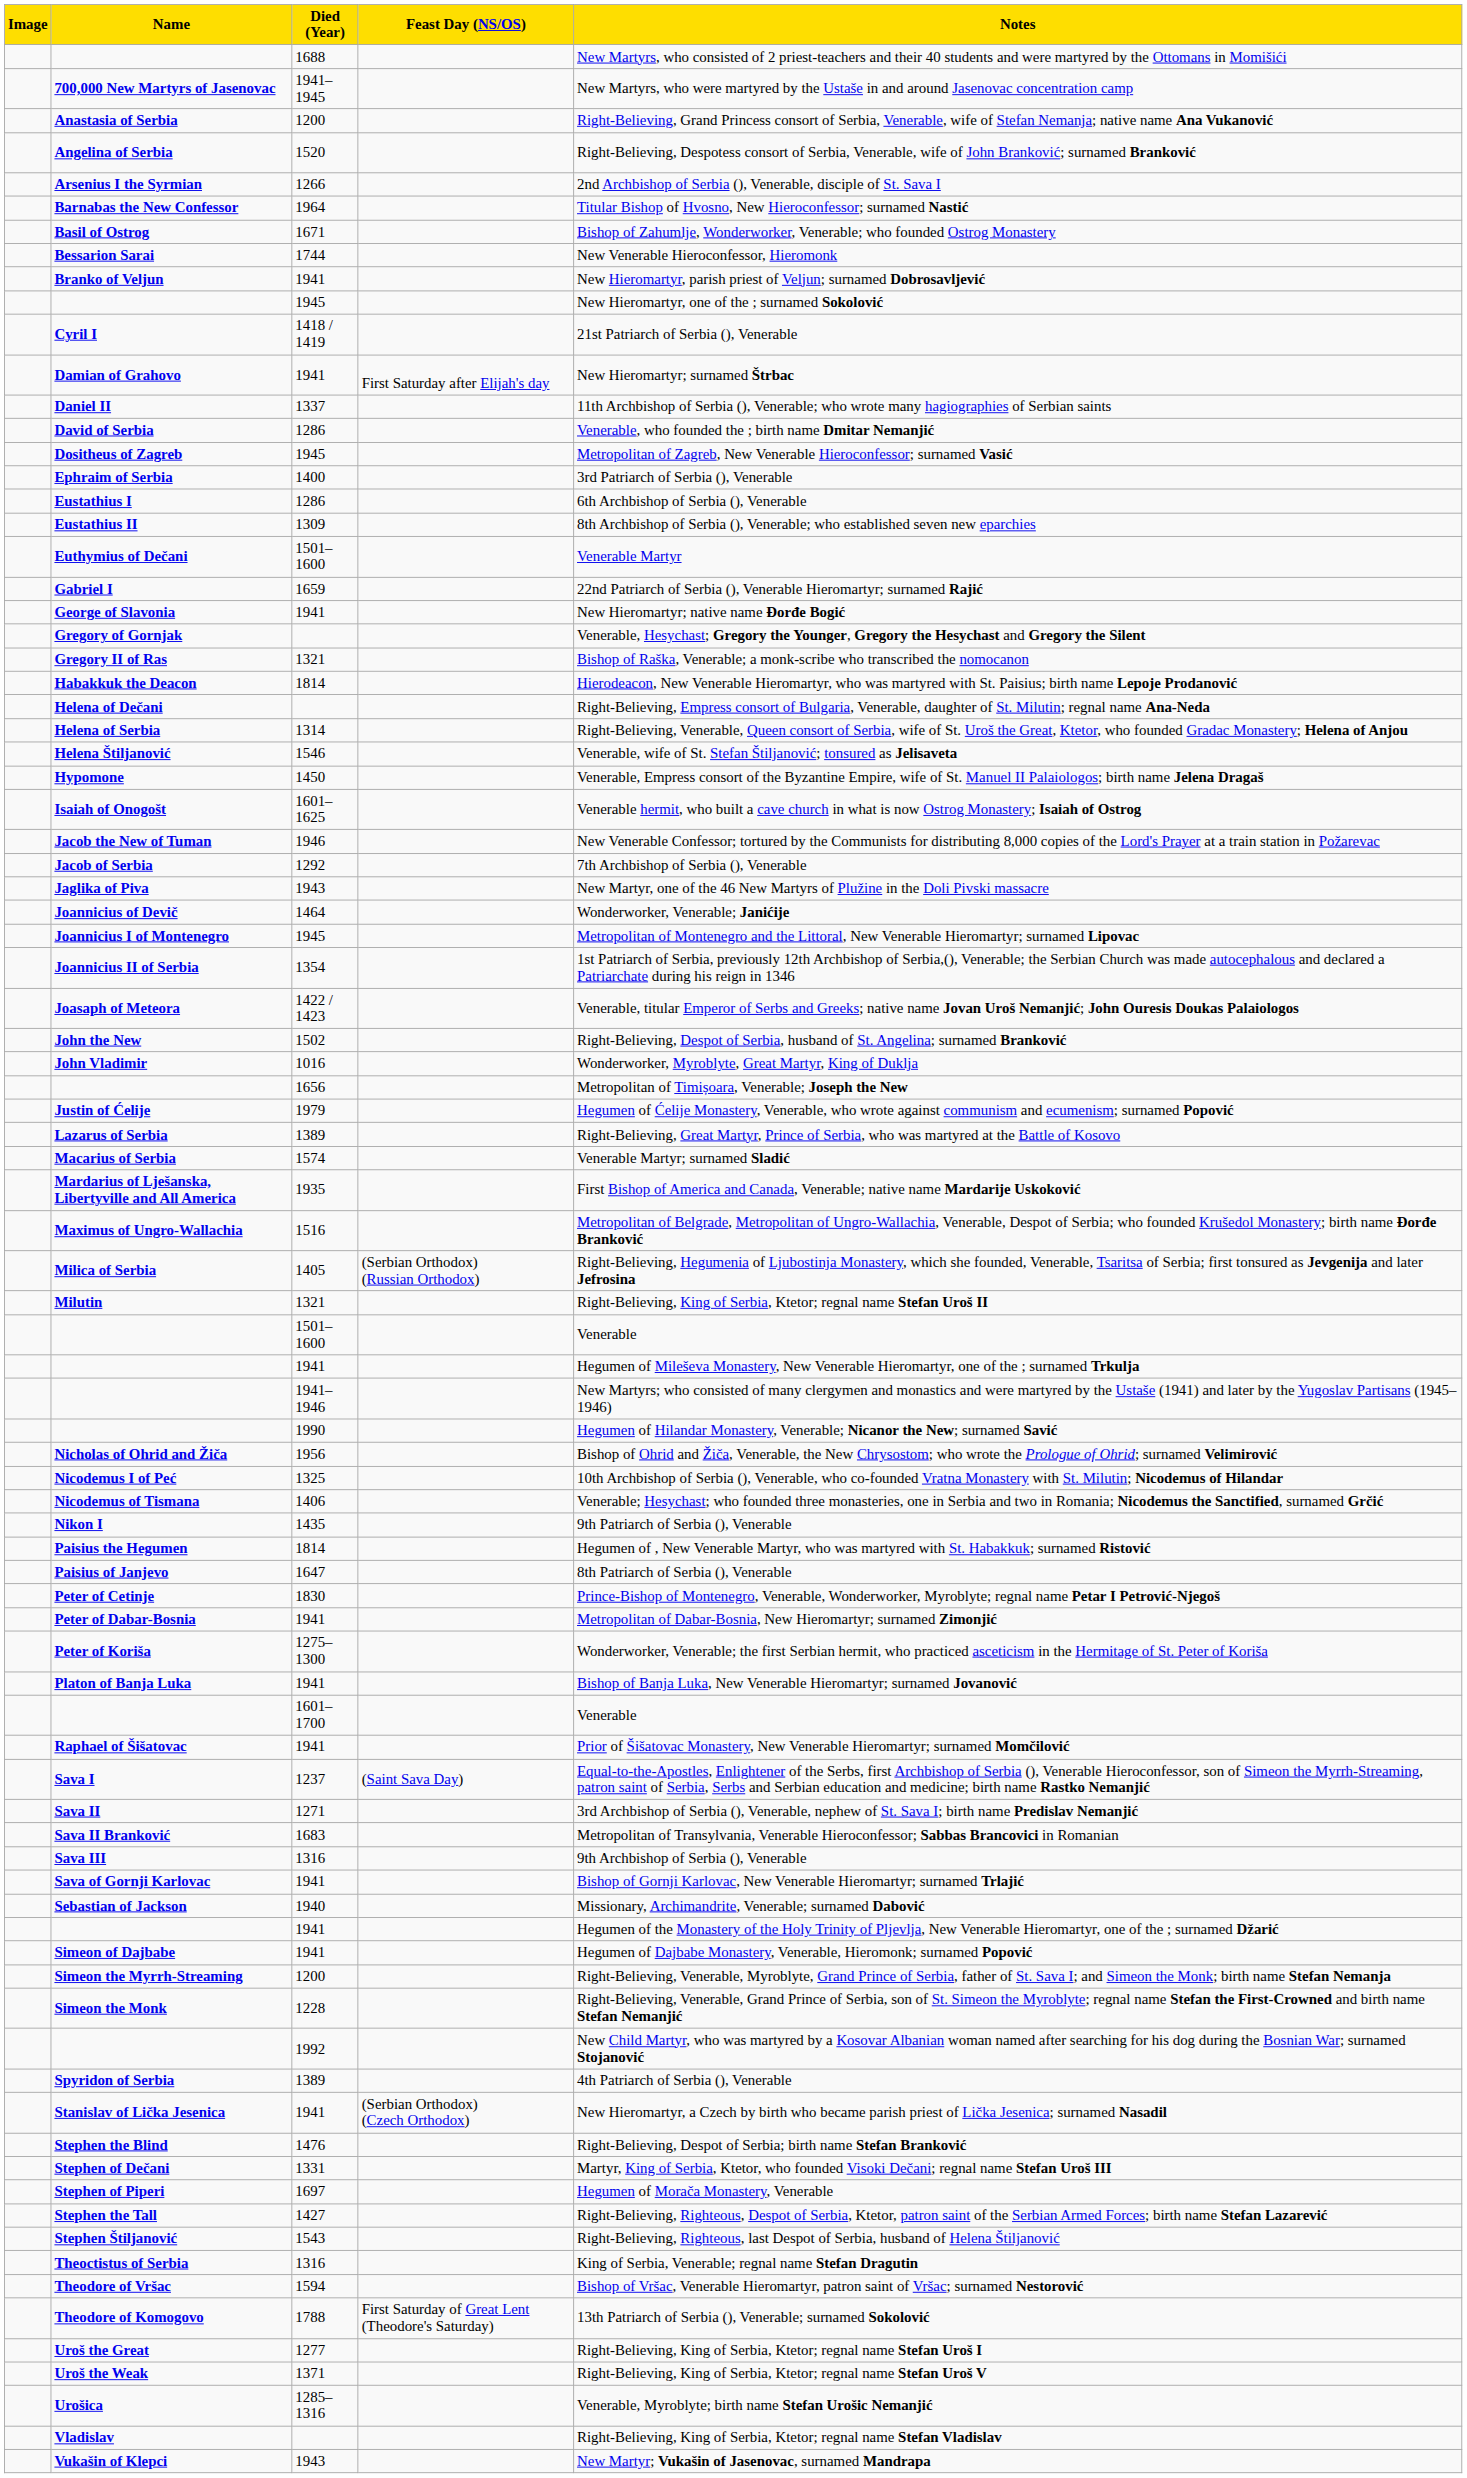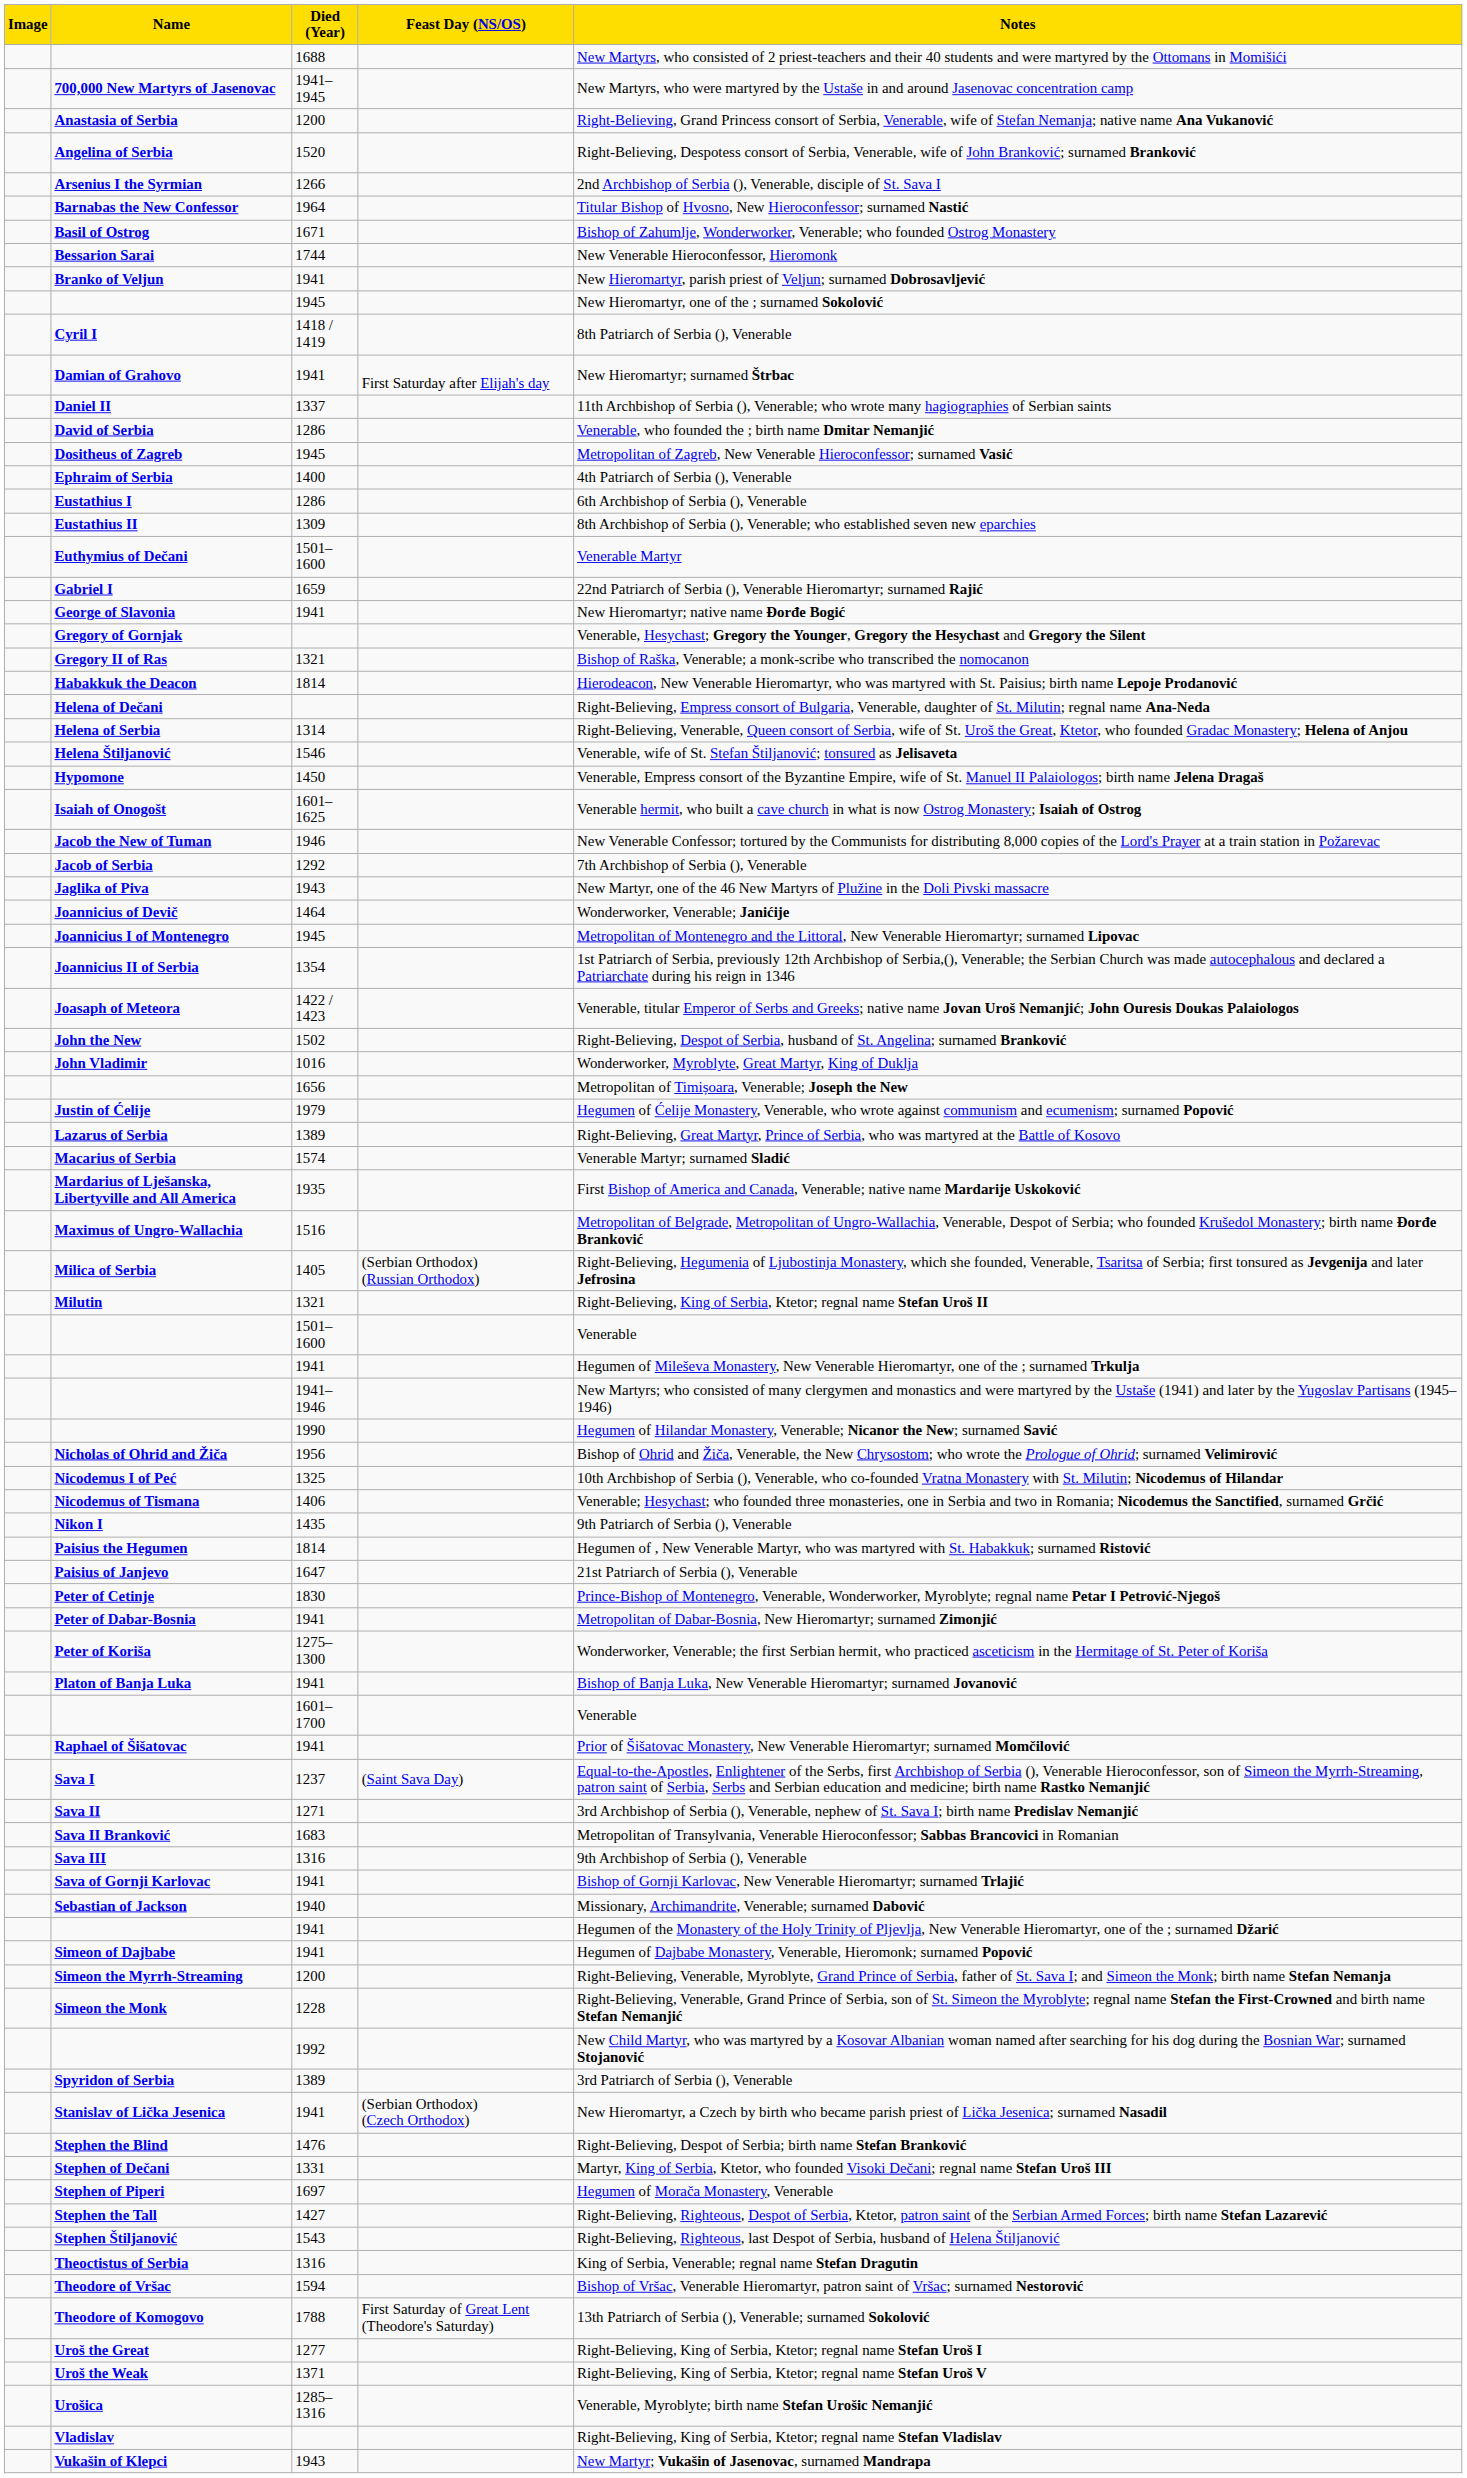(687, 334) 21st Patriarch of Serbia (), Venerable -> (684, 334) 8th Patriarch of Serbia (), Venerable
(685, 477) 3rd Patriarch of Serbia (), Venerable -> (684, 477) 4th Patriarch of Serbia (), Venerable
(684, 1572) 8th Patriarch of Serbia (), Venerable -> (687, 1572) 21st Patriarch of Serbia (), Venerable
(684, 2080) 4th Patriarch of Serbia (), Venerable -> (685, 2080) 3rd Patriarch of Serbia (), Venerable
